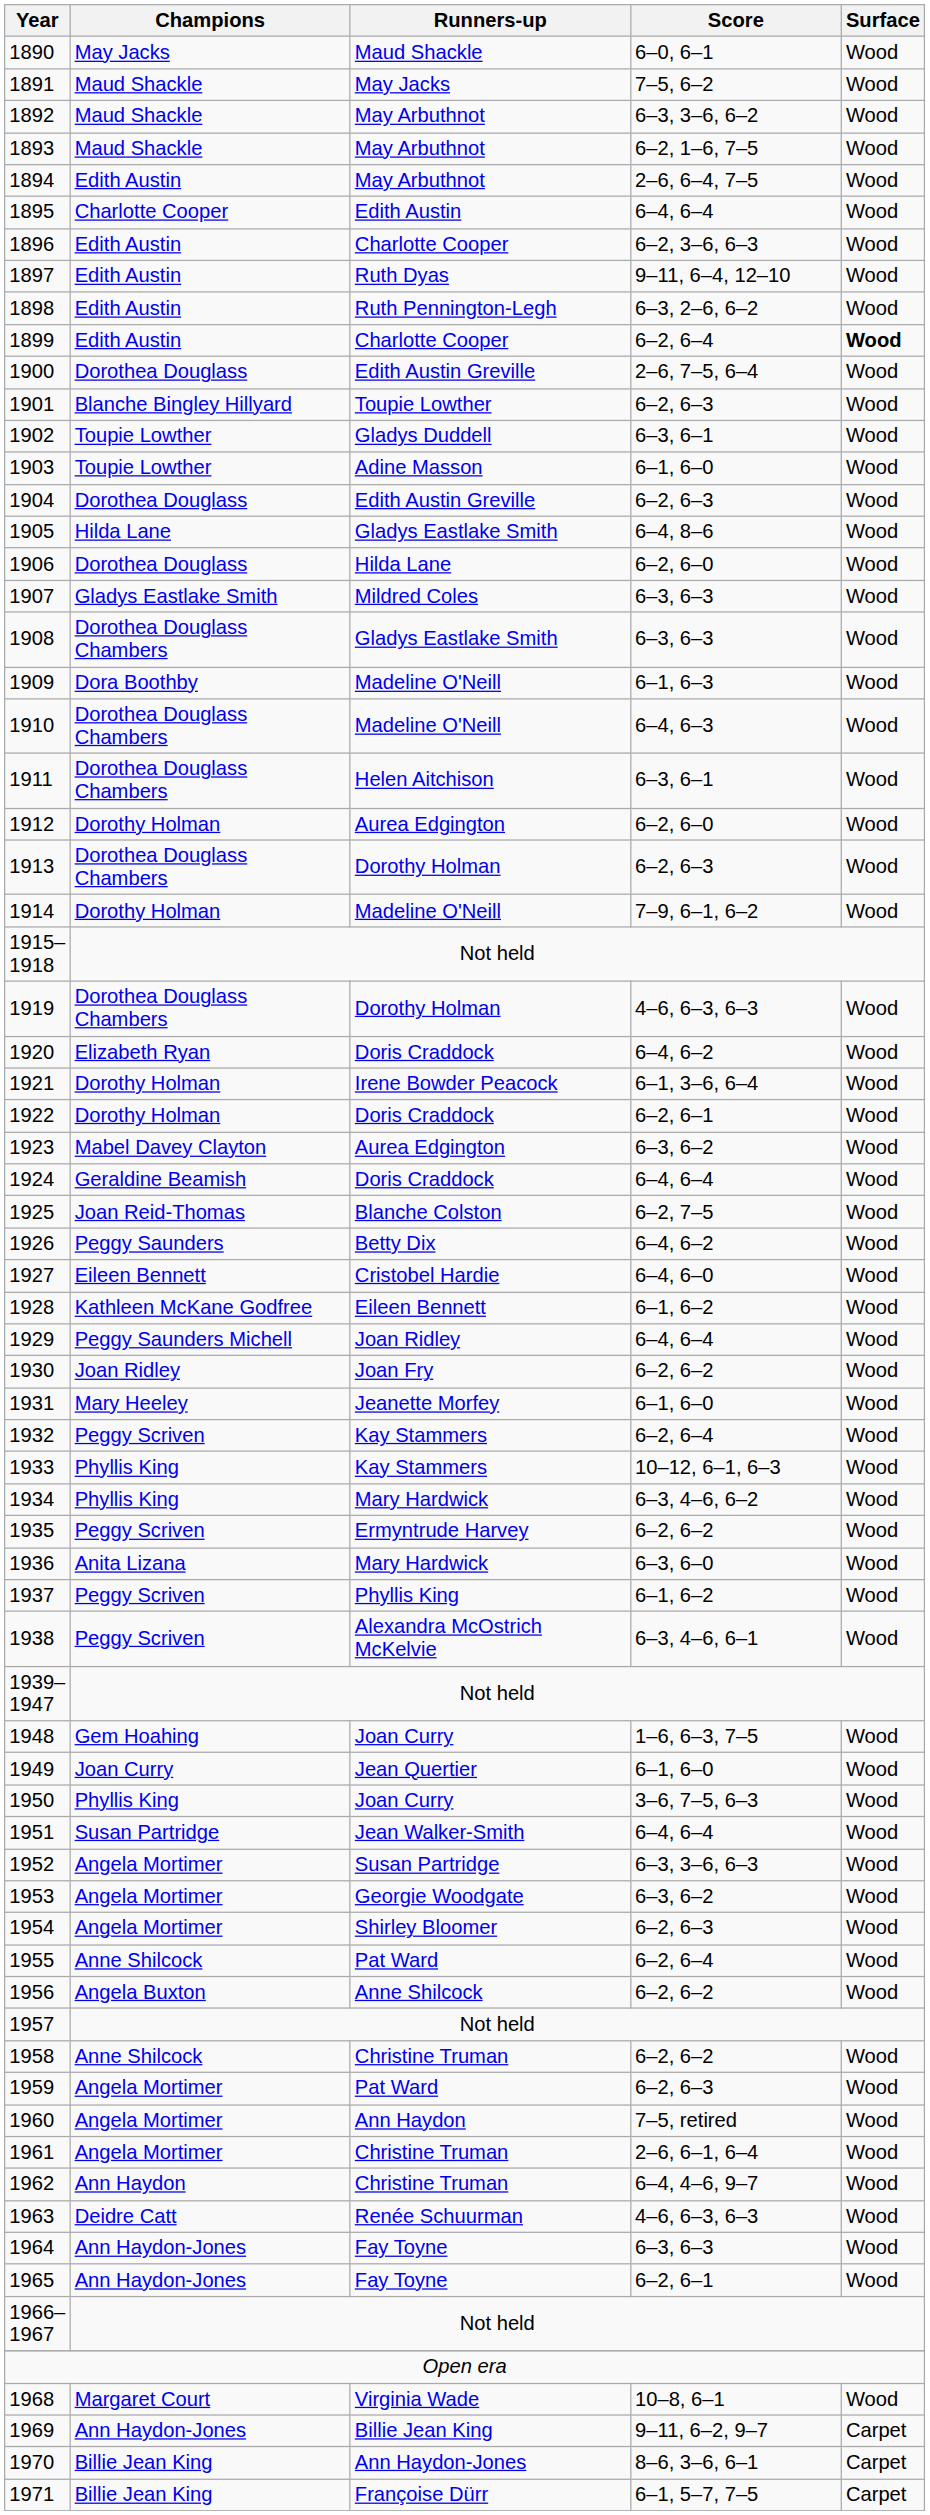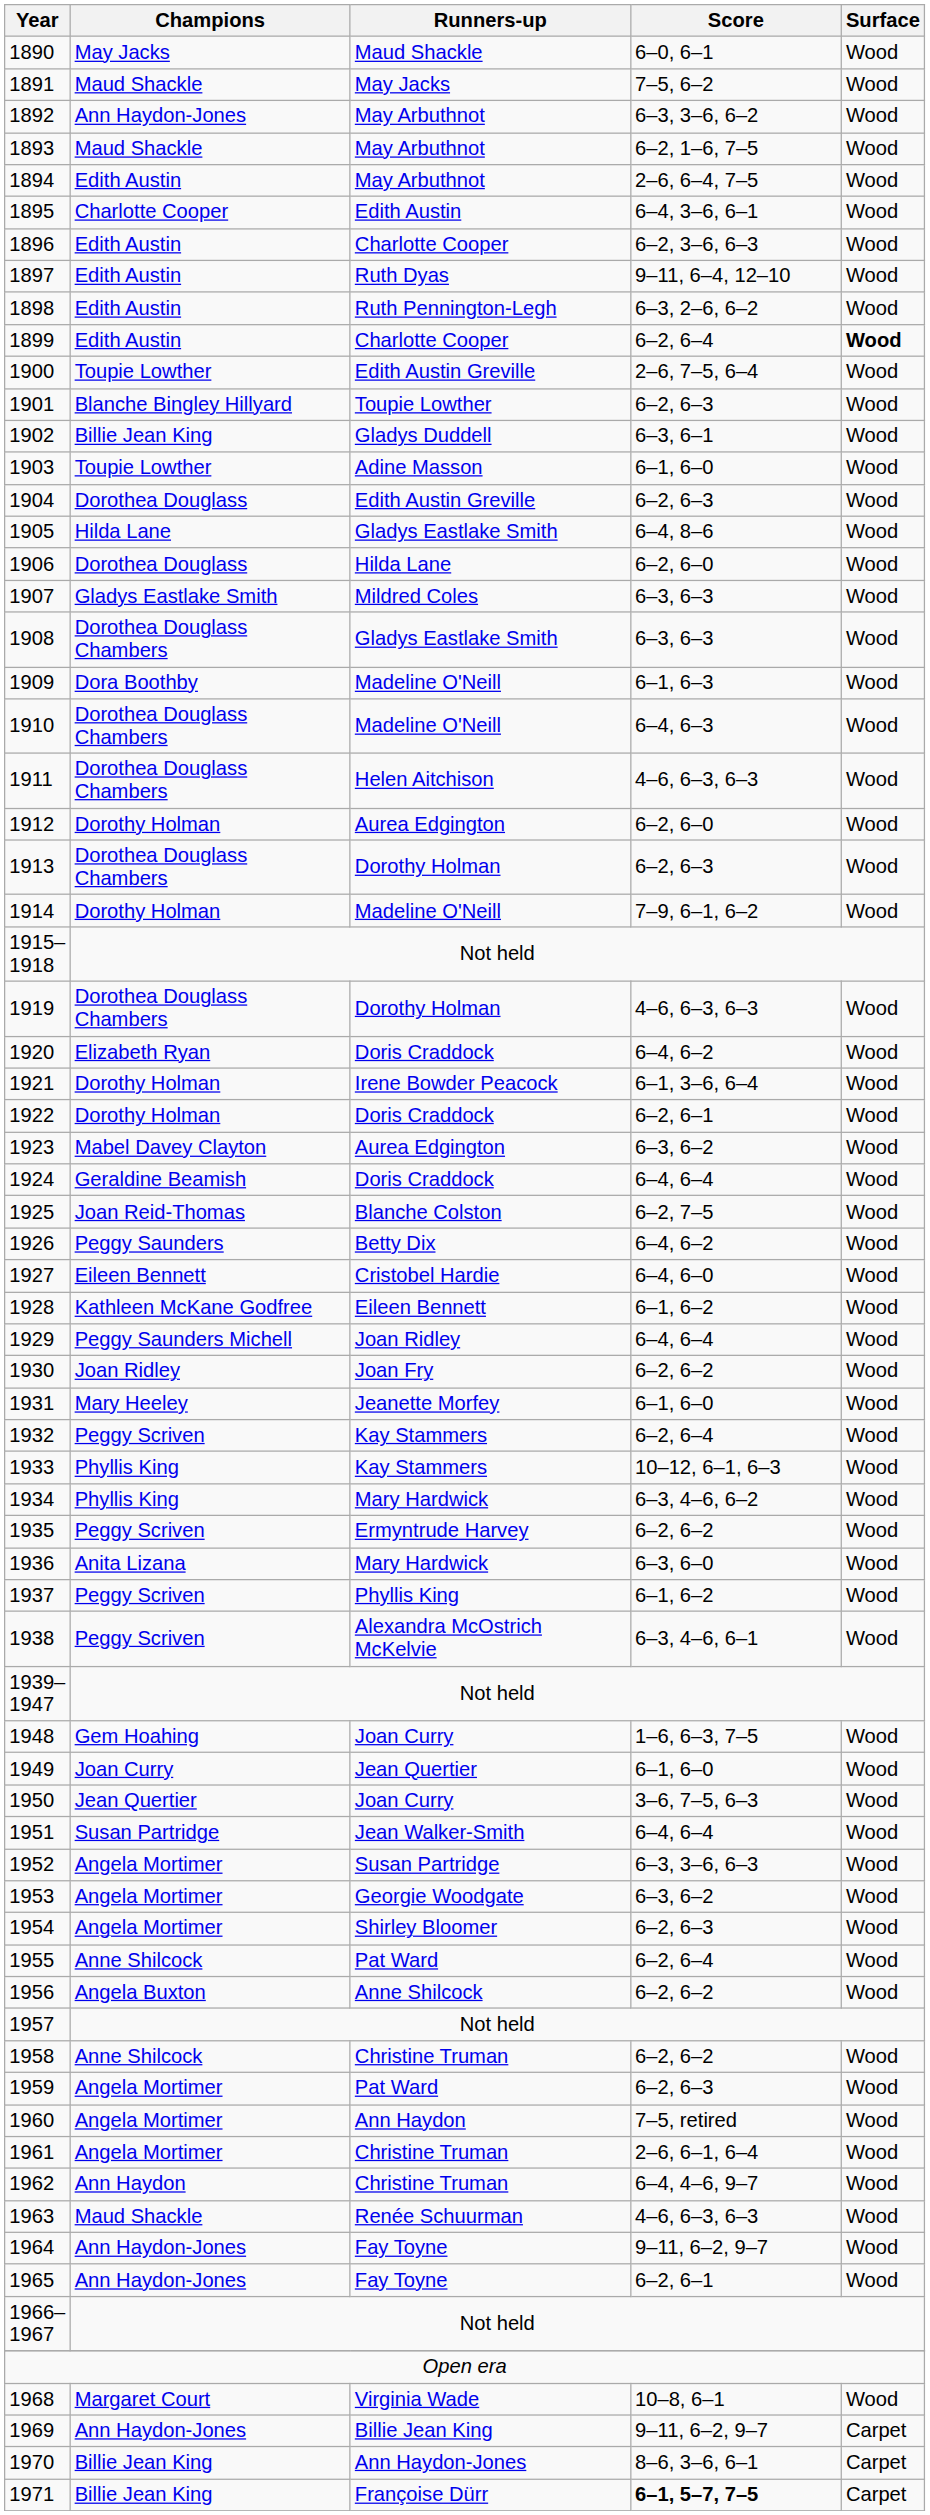(139, 116) Maud Shackle -> (160, 116) Ann Haydon-Jones
(674, 212) 6–4, 6–4 -> (697, 212) 6–4, 3–6, 6–1
(161, 372) Dorothea Douglass -> (143, 372) Toupie Lowther
(143, 436) Toupie Lowther -> (144, 436) Billie Jean King
(674, 780) 6–3, 6–1 -> (697, 780) 4–6, 6–3, 6–3
(127, 1800) Phyllis King -> (136, 1800) Jean Quertier
(126, 2216) Deidre Catt -> (139, 2216) Maud Shackle
(674, 2248) 6–3, 6–3 -> (702, 2248) 9–11, 6–2, 9–7
(697, 2494) normal -> (697, 2494) bold
